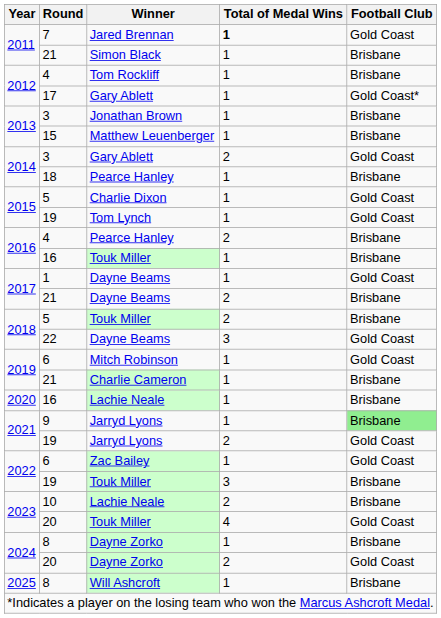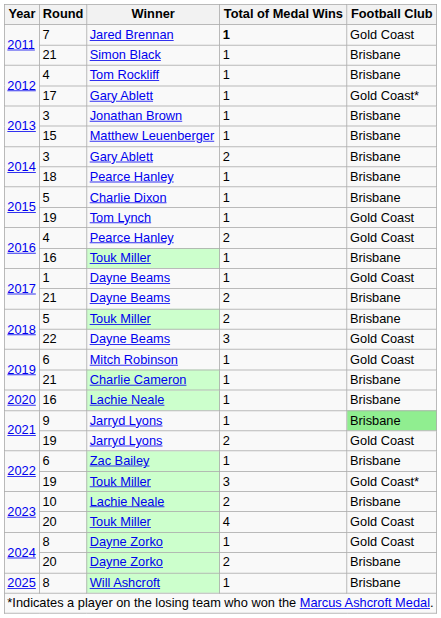(382, 156) Gold Coast -> (375, 156) Brisbane
(382, 197) Gold Coast -> (375, 197) Brisbane
(375, 237) Brisbane -> (382, 237) Gold Coast
(382, 461) Gold Coast -> (375, 461) Brisbane
(375, 481) Brisbane -> (385, 481) Gold Coast*
(375, 542) Brisbane -> (382, 542) Gold Coast
(382, 562) Gold Coast -> (375, 562) Brisbane
